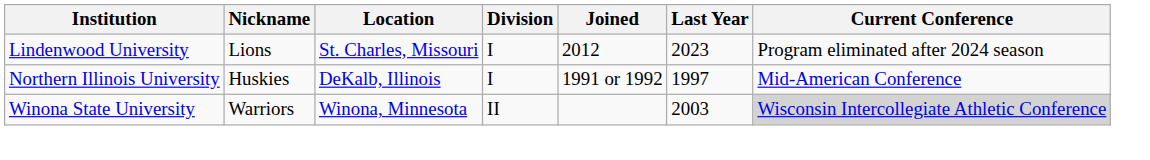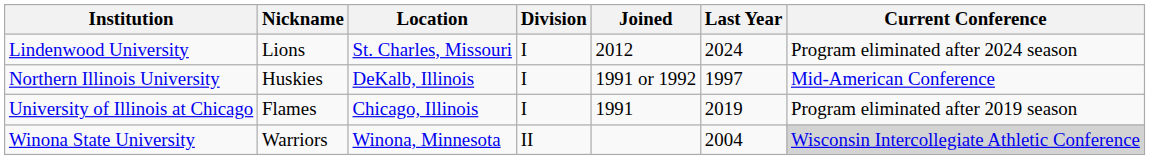(690, 49) 2023 -> (724, 49) 2024
+ row: (131, 109)
(690, 109) 2003 -> (724, 139) 2004
